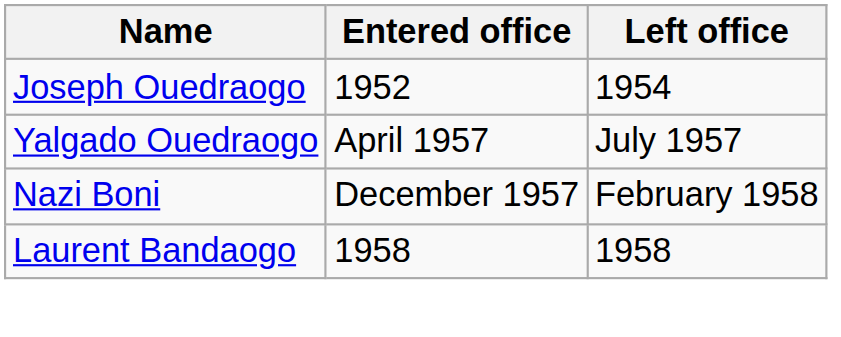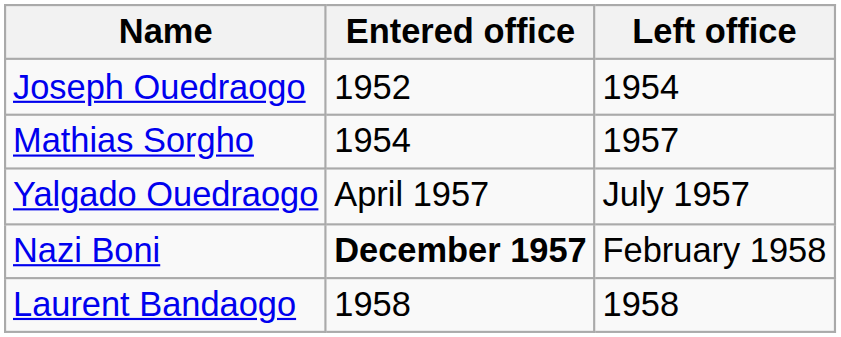+ row: (133, 140)
(457, 195) normal -> (460, 250) bold
